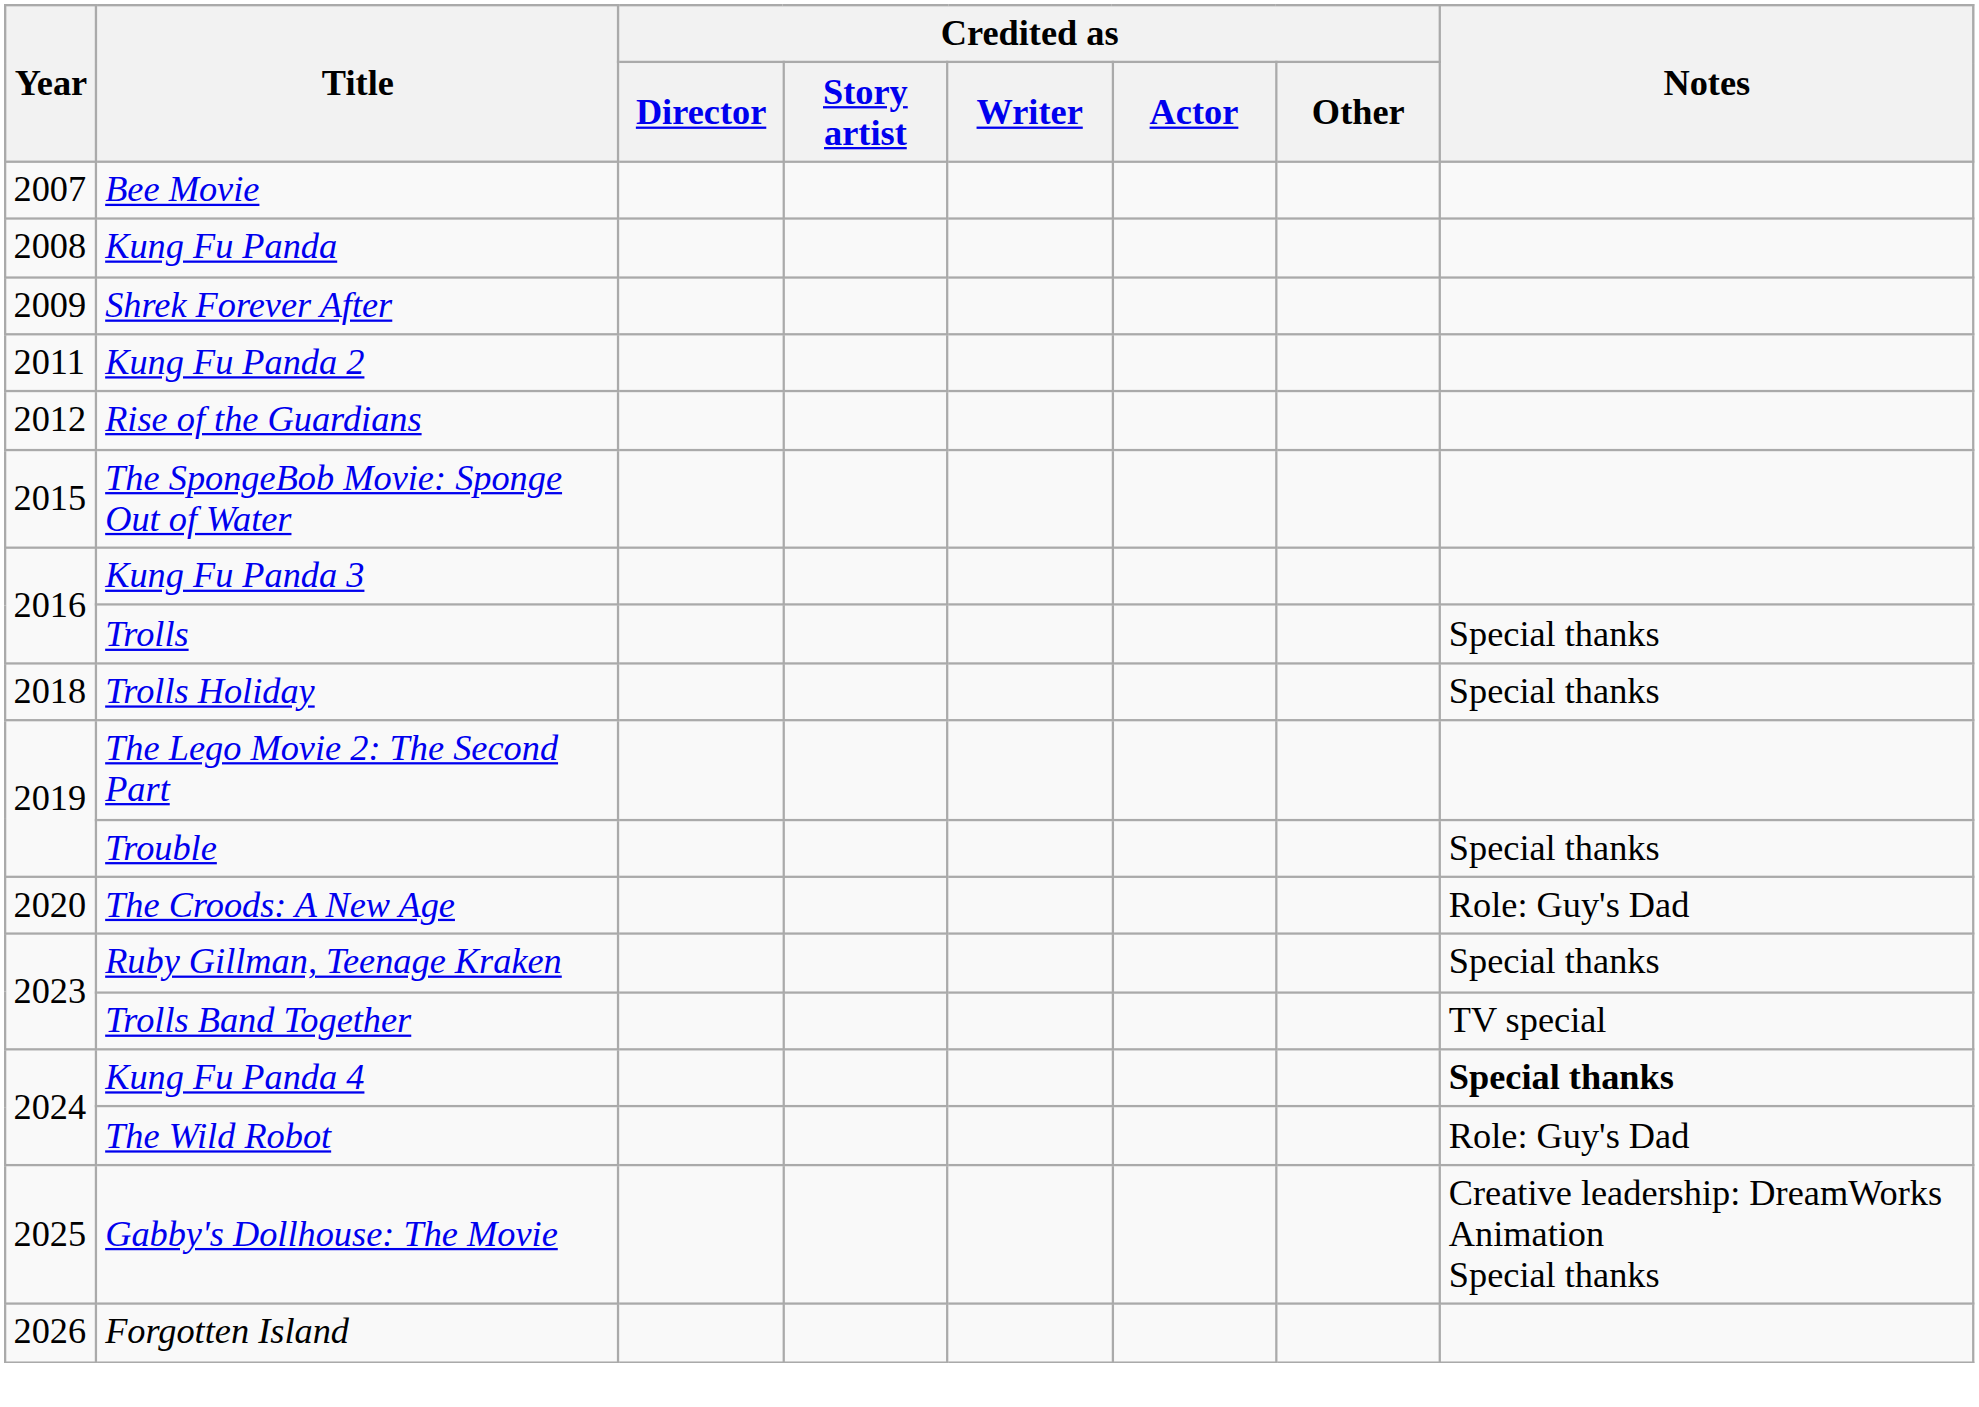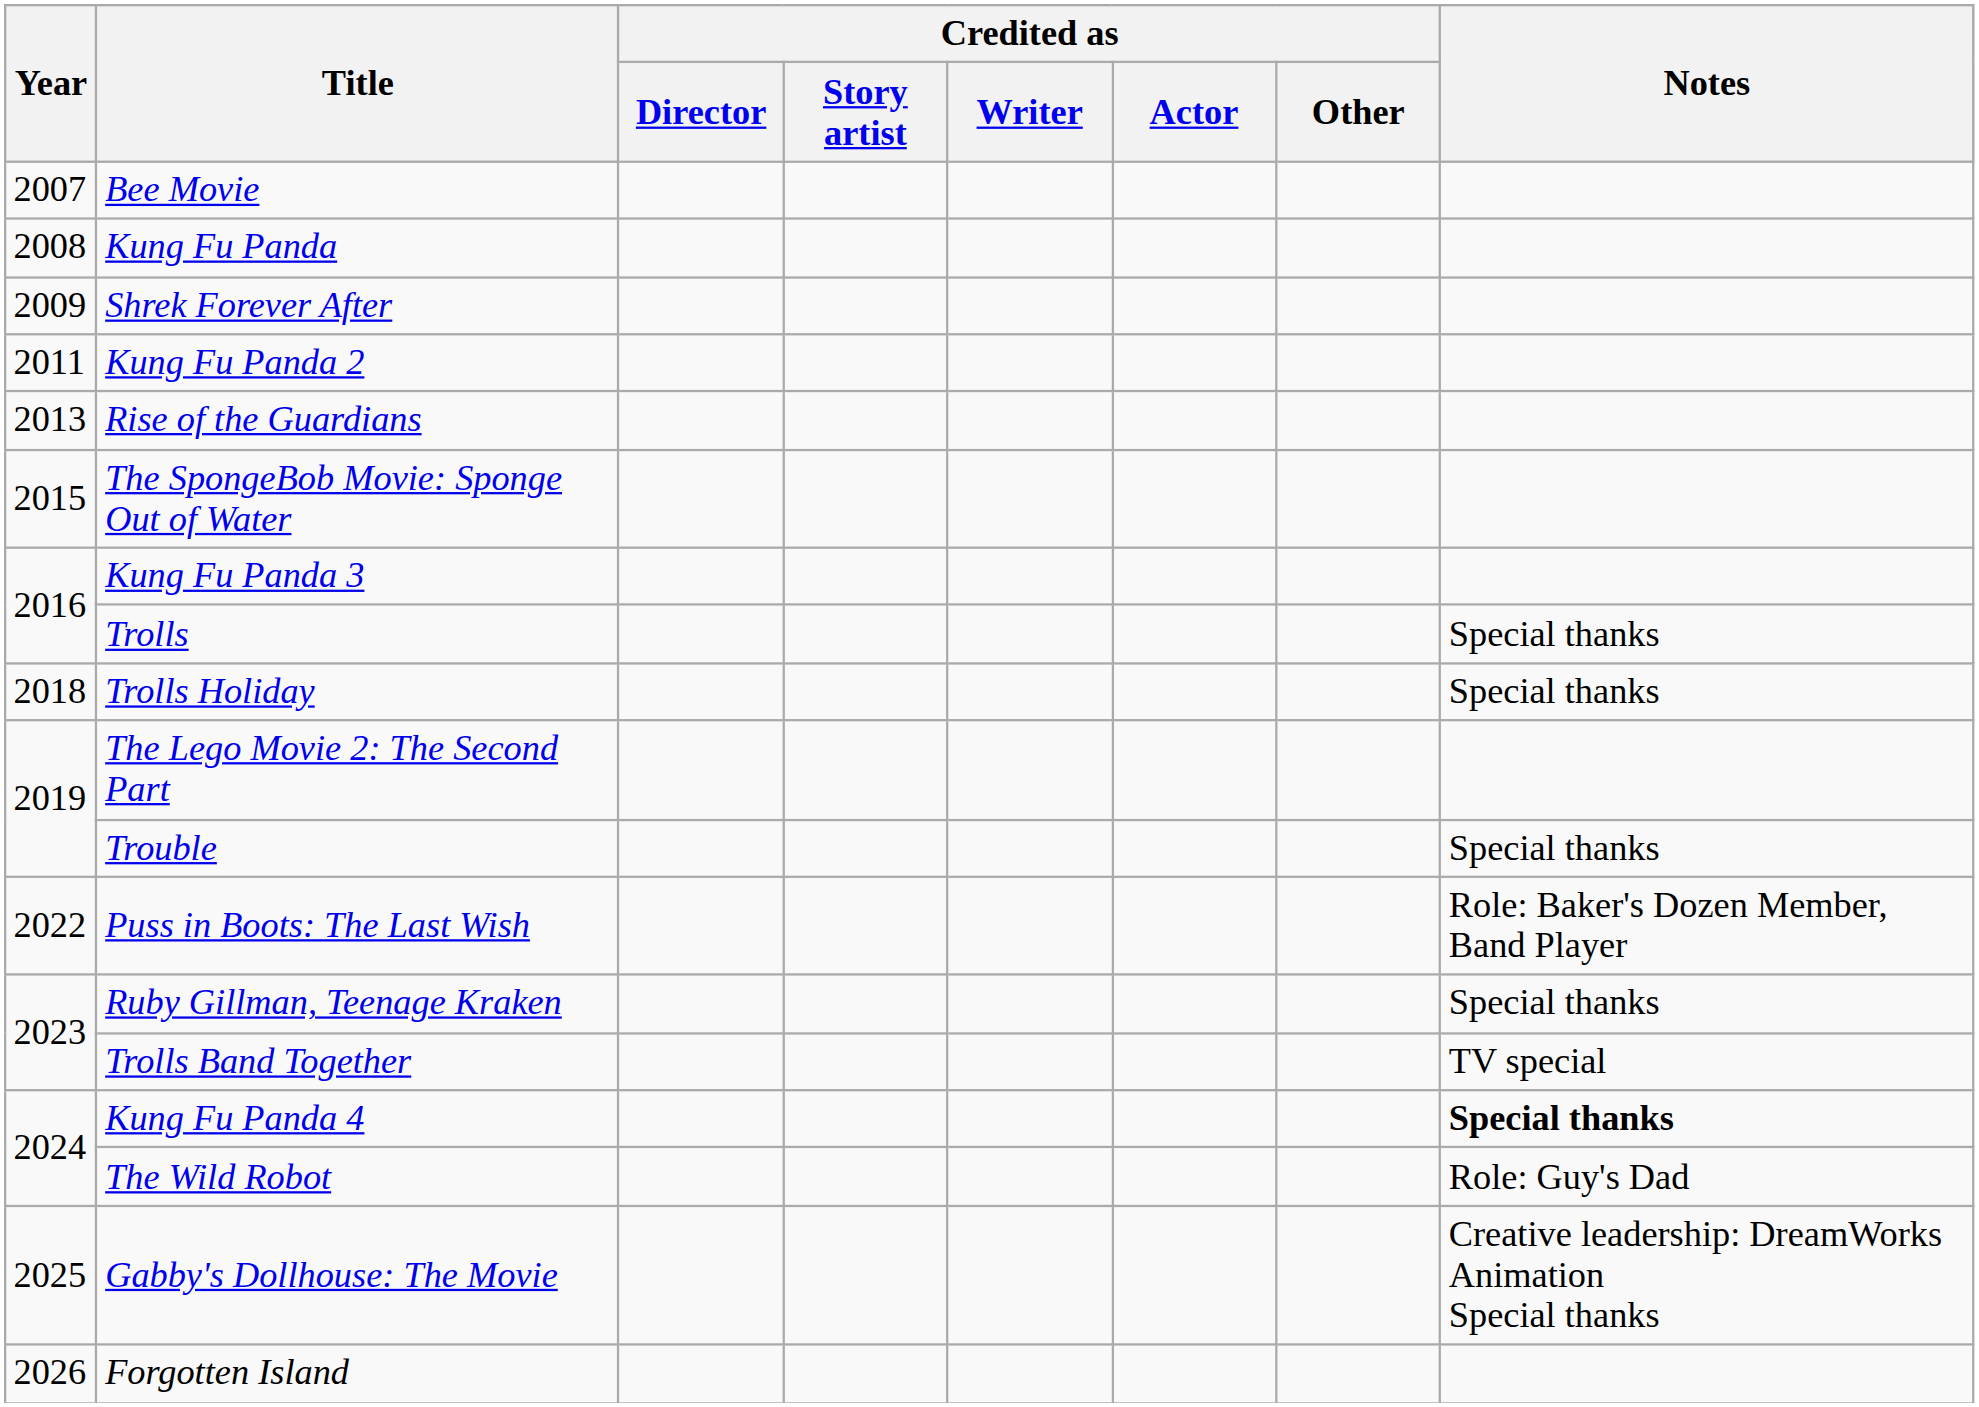(50, 419) 2012 -> (50, 419) 2013
- row: (280, 904)
+ row: (318, 925)
